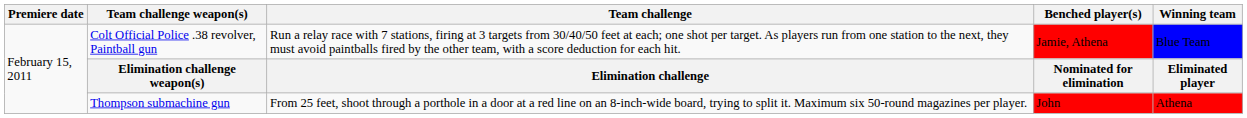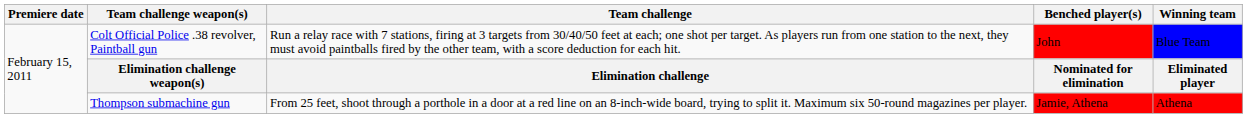(1072, 41) Jamie, Athena -> (1048, 41) John
(1048, 103) John -> (1072, 103) Jamie, Athena
